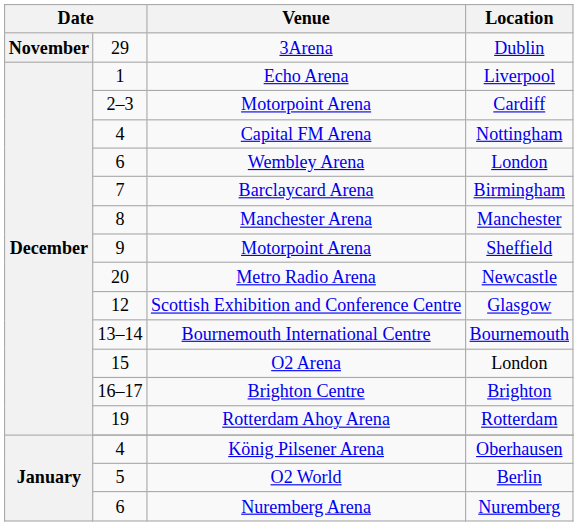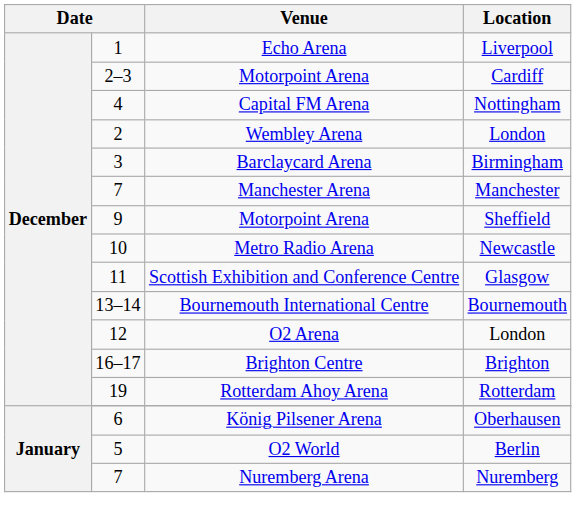- row: (306, 47)
(120, 162) 6 -> (118, 133) 2
(120, 190) 7 -> (118, 162) 3
(120, 219) 8 -> (118, 190) 7
(120, 276) 20 -> (118, 248) 10
(120, 305) 12 -> (118, 276) 11
(120, 362) 15 -> (118, 334) 12
(120, 448) 4 -> (118, 420) 6
(120, 506) 6 -> (118, 477) 7
